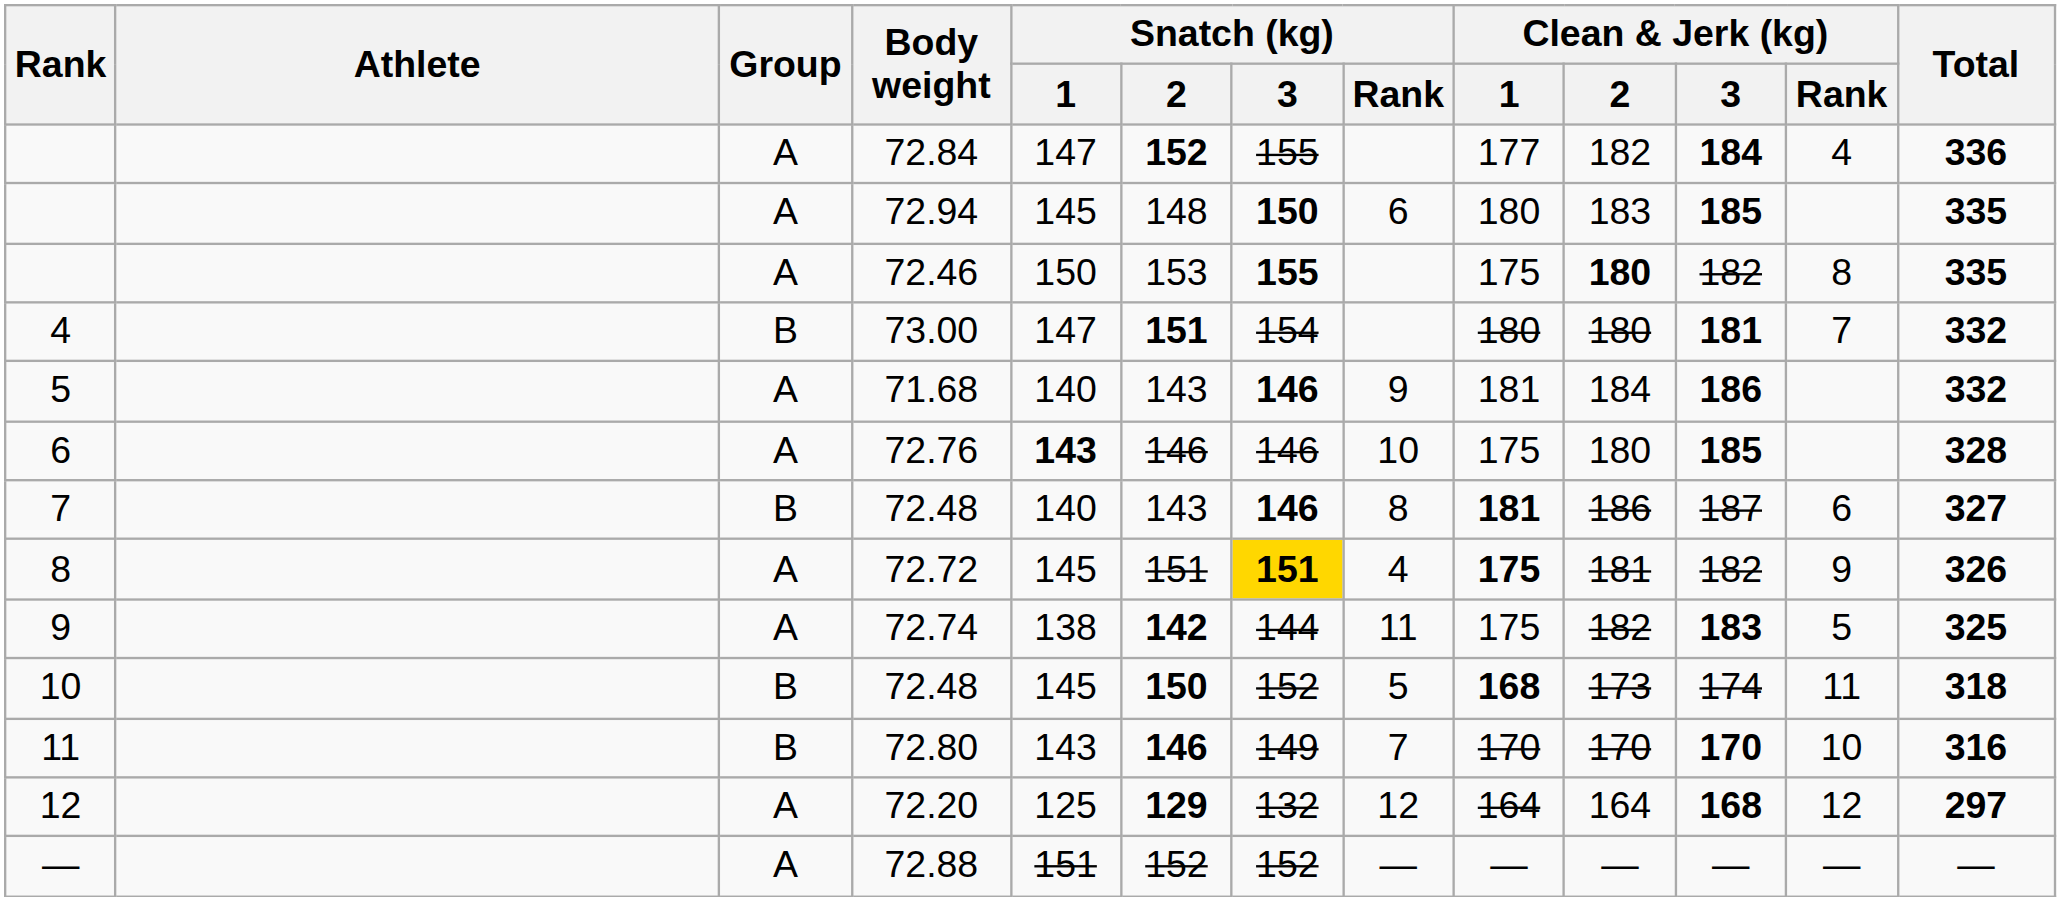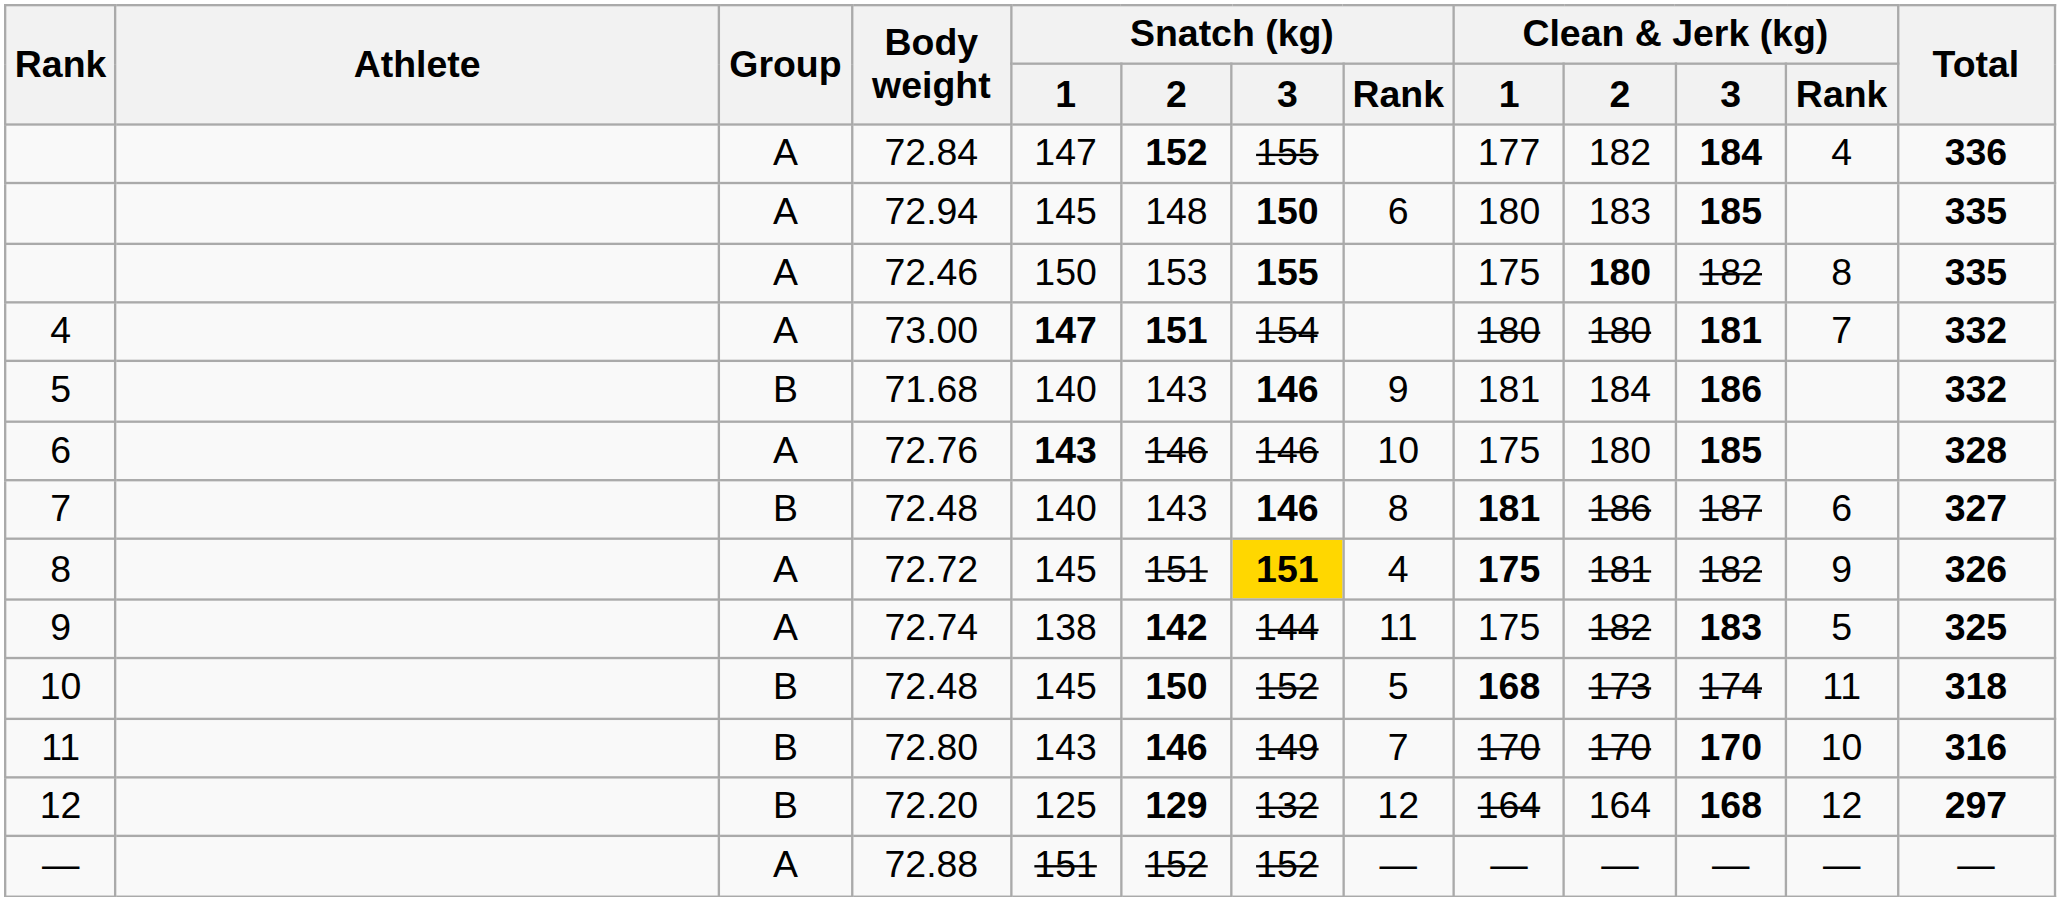(785, 331) B -> (785, 331) A
(1066, 331) normal -> (1066, 331) bold
(785, 390) A -> (785, 390) B
(785, 806) A -> (785, 806) B
